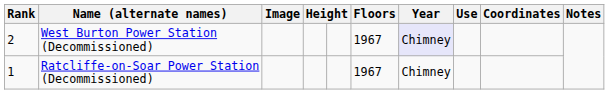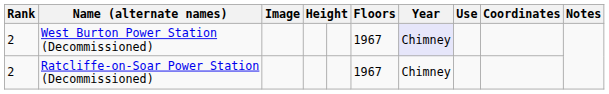(11, 72) 1 -> (11, 72) 2
